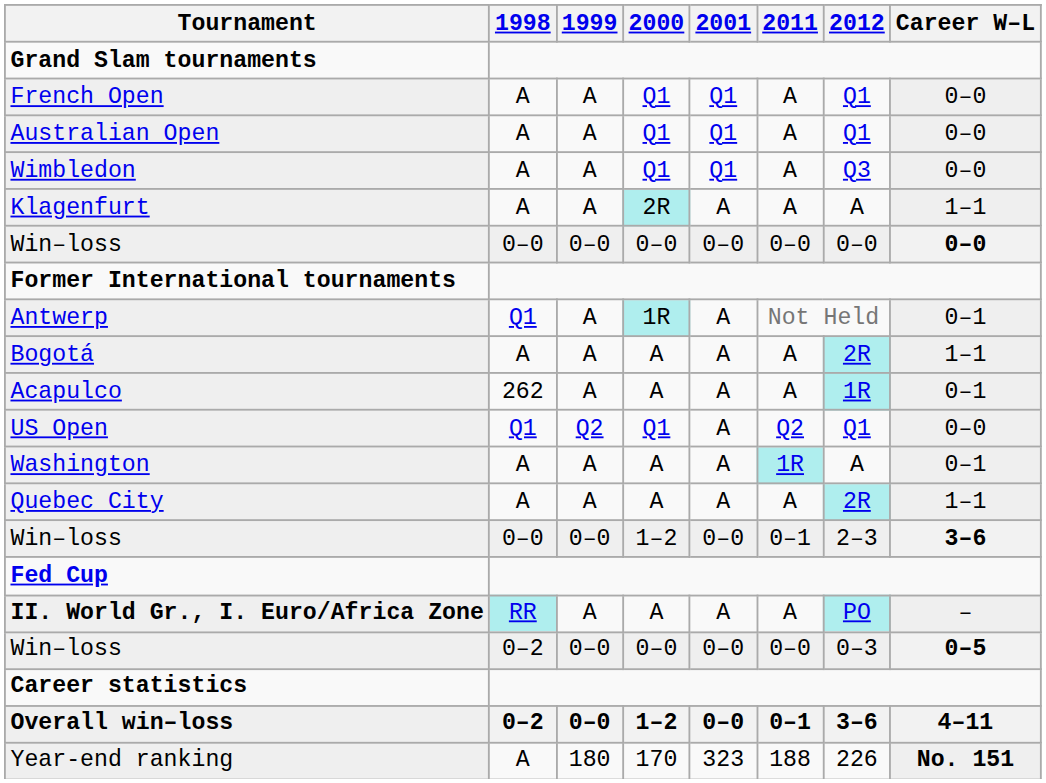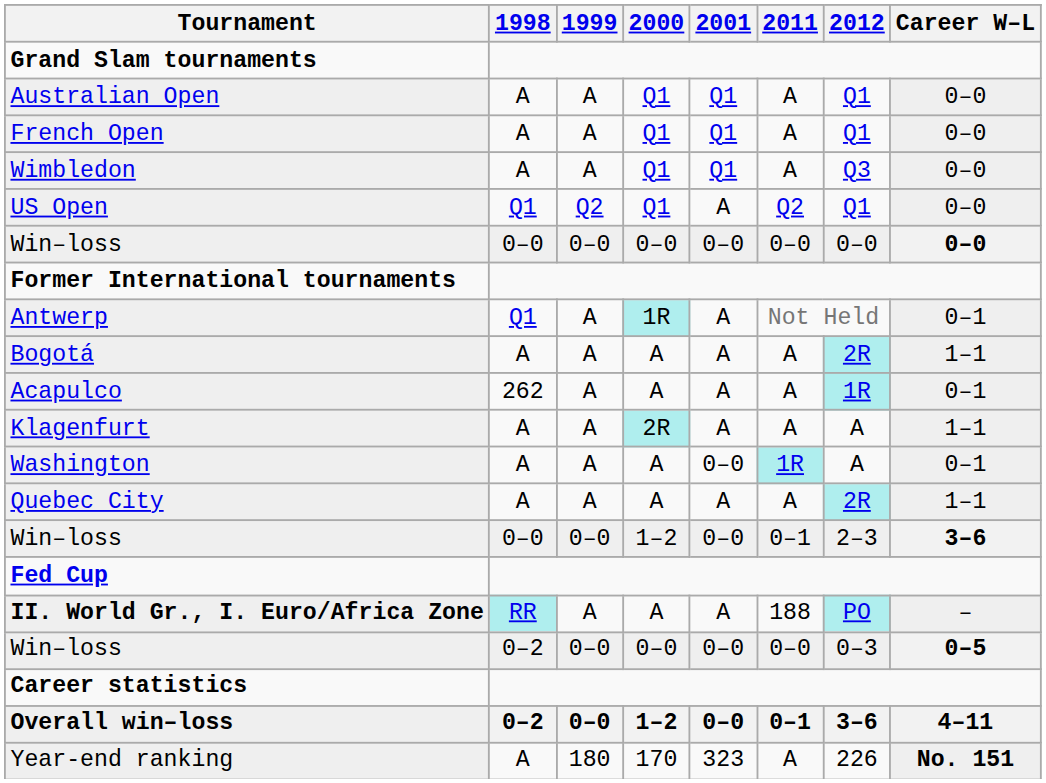rows swapped: (115, 134) <-> (87, 97)
rows swapped: (59, 428) <-> (80, 207)
(723, 465) A -> (723, 465) 0–0
(790, 613) A -> (790, 613) 188
(790, 760) 188 -> (790, 760) A
